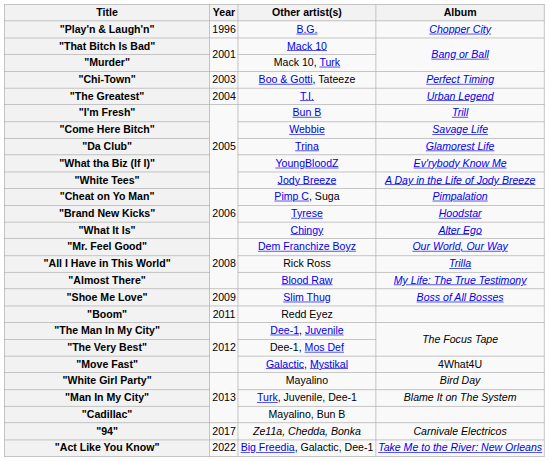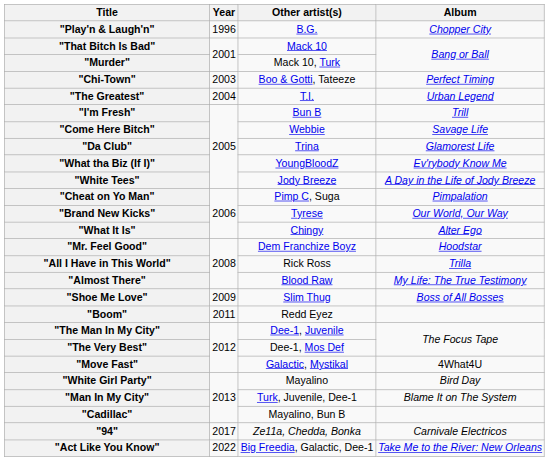(460, 213) Hoodstar -> (460, 213) Our World, Our Way
(460, 247) Our World, Our Way -> (460, 247) Hoodstar
